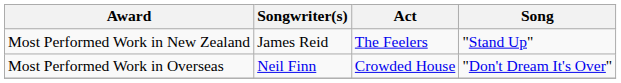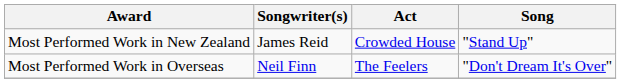(391, 41) The Feelers -> (405, 41) Crowded House
(405, 66) Crowded House -> (391, 66) The Feelers
